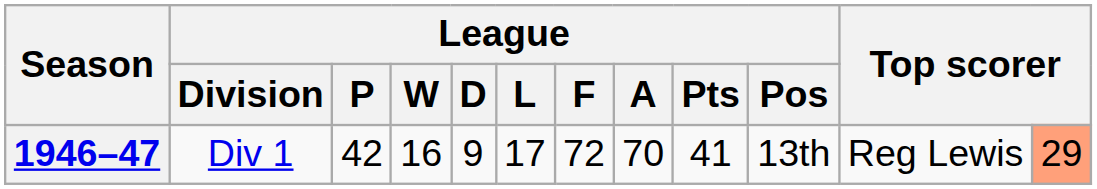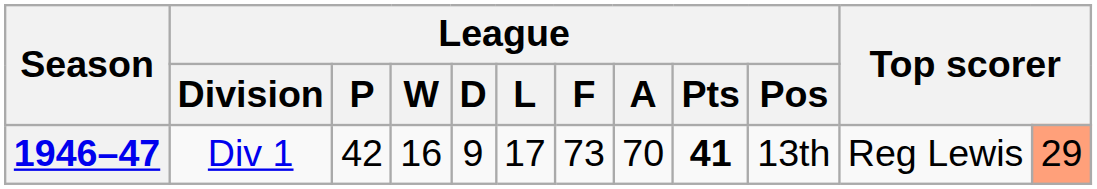(584, 153) 72 -> (584, 153) 73
(711, 153) normal -> (711, 153) bold
